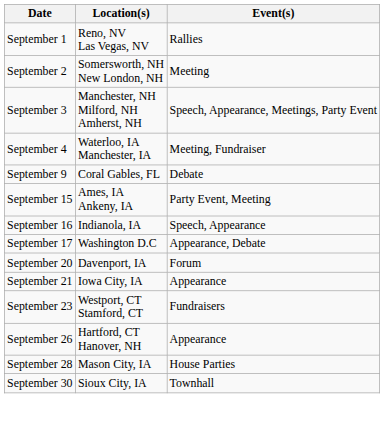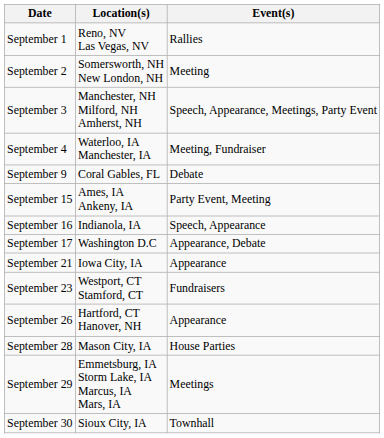- row: (40, 262)
+ row: (40, 384)
